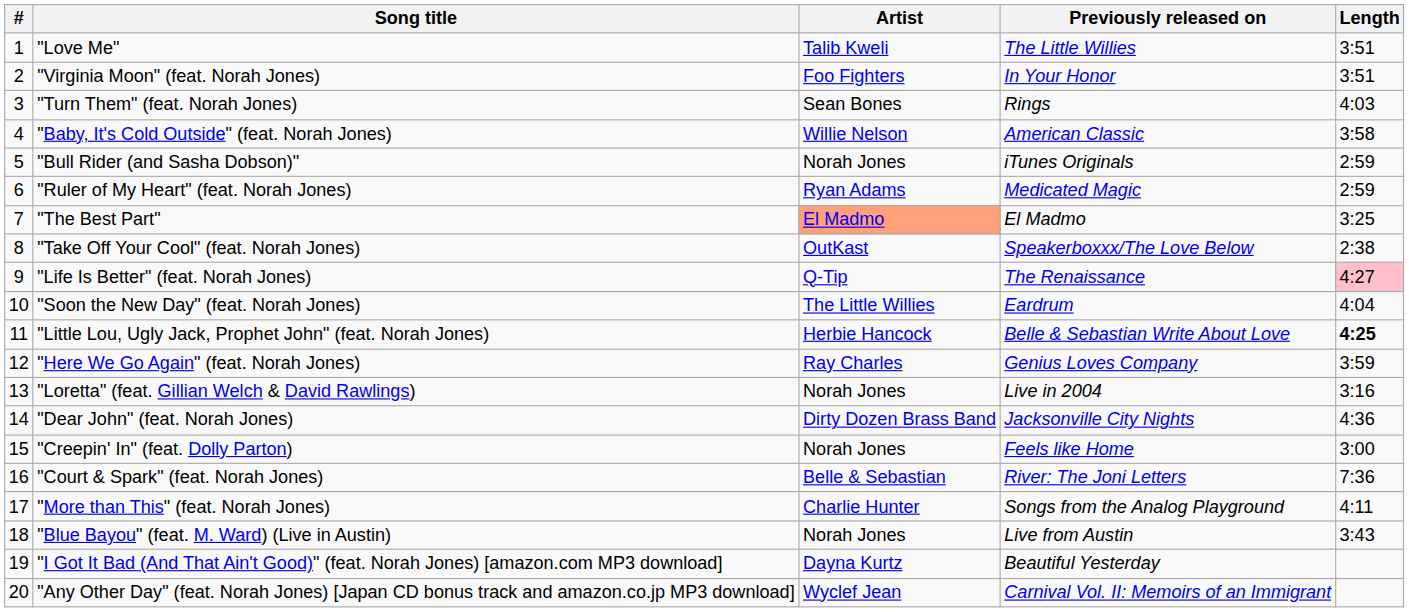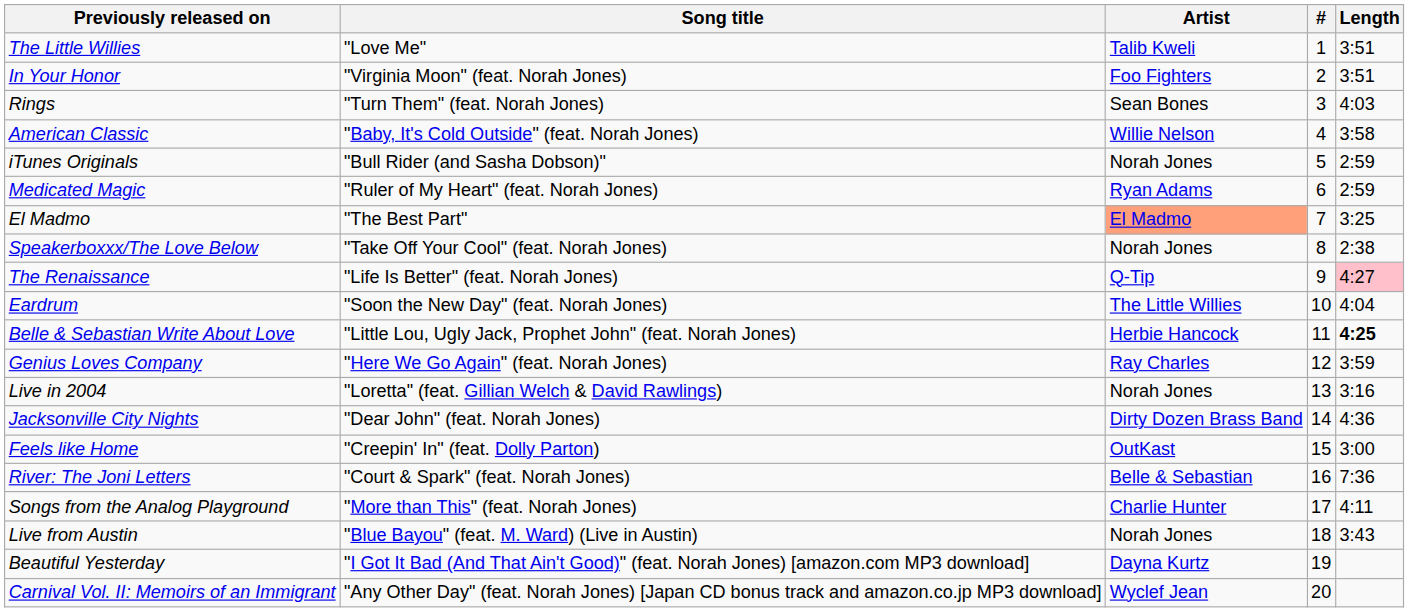columns swapped: (19, 18) <-> (1168, 18)
(836, 248) OutKast -> (1161, 248) Norah Jones
(854, 448) Norah Jones -> (1142, 448) OutKast
